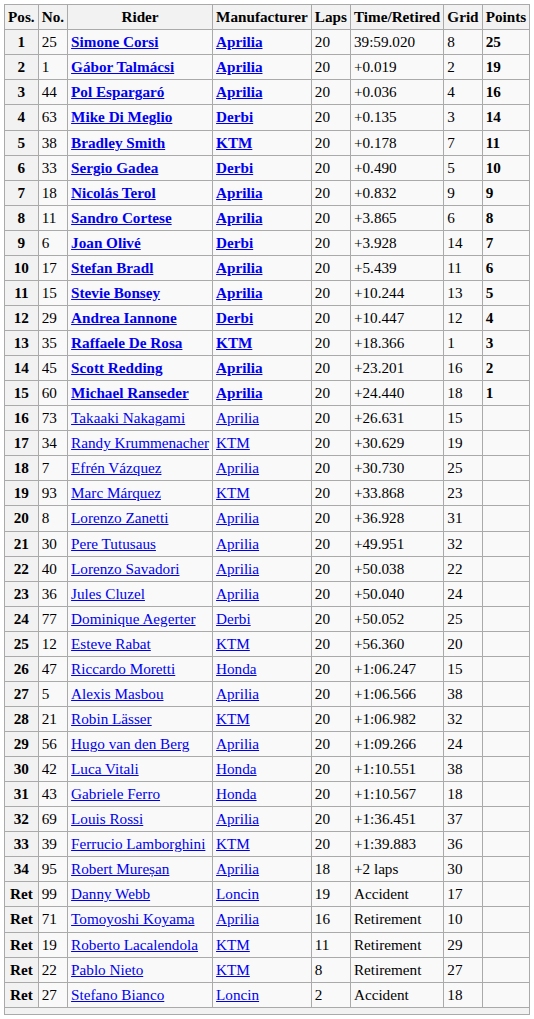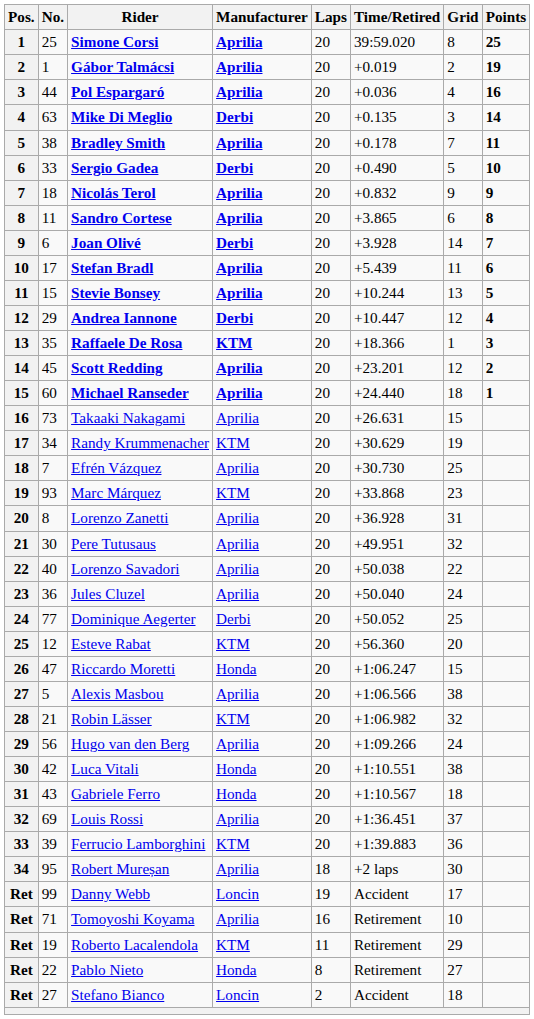(234, 142) KTM -> (239, 142) Aprilia
(455, 368) 16 -> (455, 368) 12
(233, 969) KTM -> (236, 969) Honda
